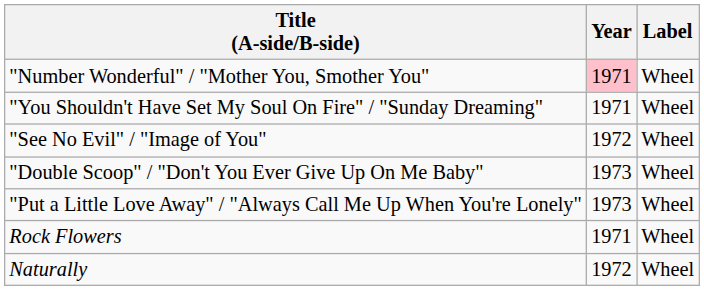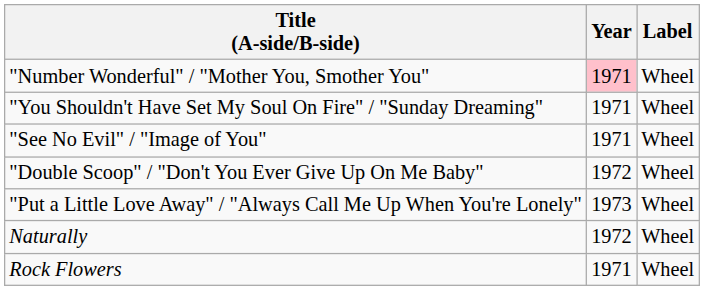(611, 140) 1972 -> (611, 140) 1971
(611, 172) 1973 -> (611, 172) 1972
rows swapped: (65, 236) <-> (48, 269)
